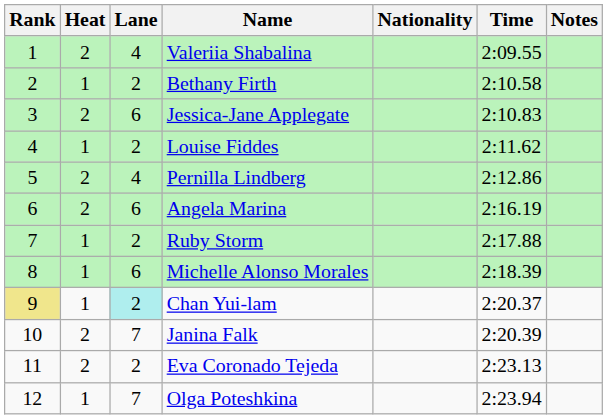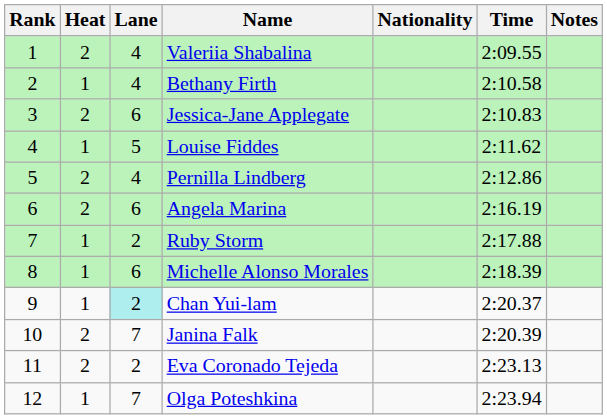(136, 83) 2 -> (136, 83) 4
(136, 146) 2 -> (136, 146) 5
(32, 303) khaki background -> (32, 303) no background
